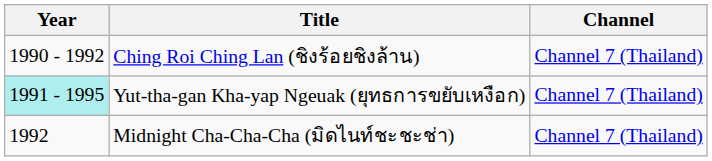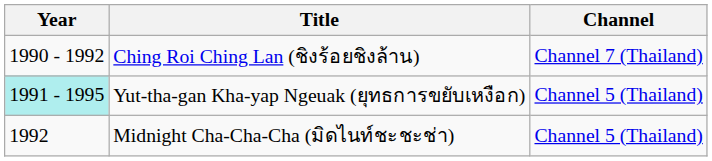(619, 95) Channel 7 (Thailand) -> (619, 95) Channel 5 (Thailand)
(619, 135) Channel 7 (Thailand) -> (619, 135) Channel 5 (Thailand)
